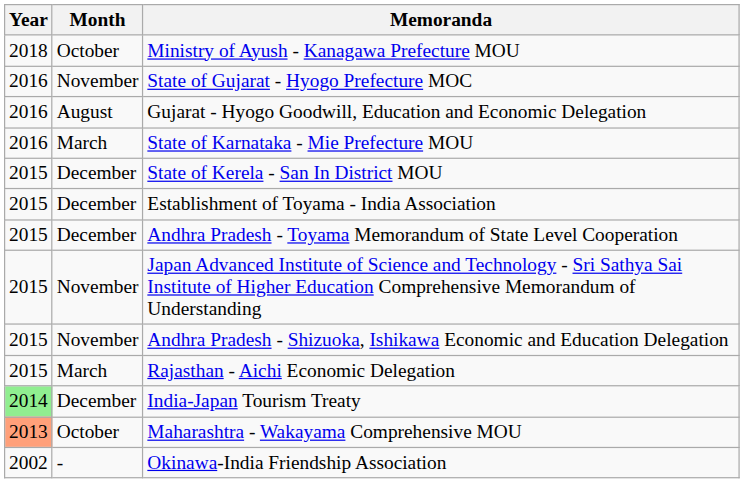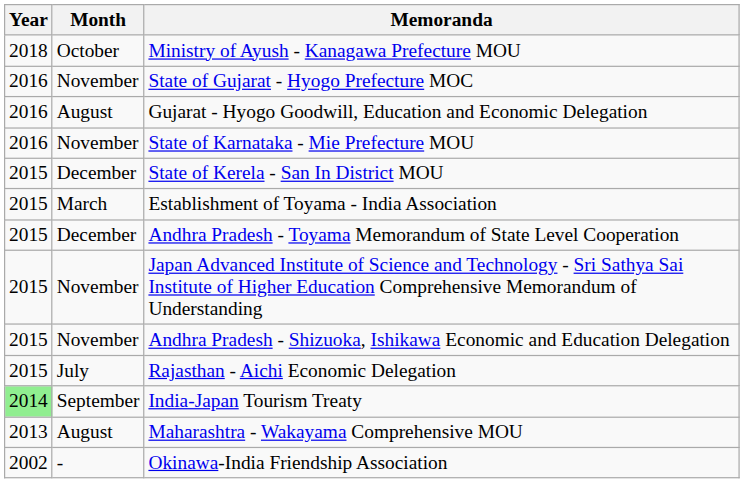(82, 142) March -> (98, 142) November
(96, 204) December -> (82, 204) March
(82, 370) March -> (73, 370) July
(96, 401) December -> (98, 401) September
(28, 431) lightsalmon background -> (28, 431) no background
(88, 431) October -> (85, 431) August
